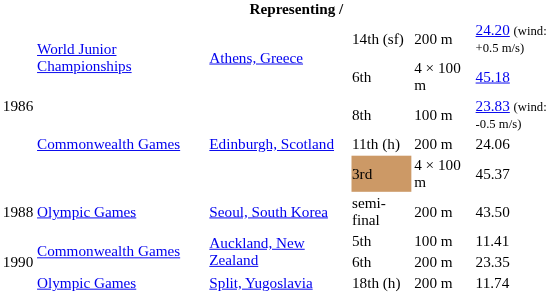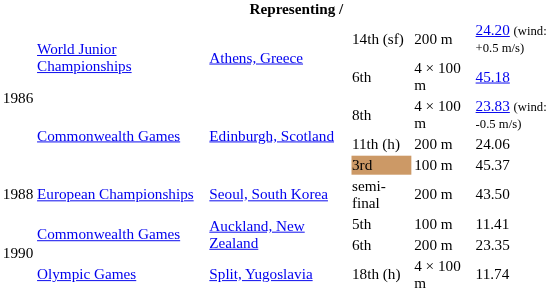(433, 114) 100 m -> (437, 114) 4 × 100 m
(437, 173) 4 × 100 m -> (433, 165) 100 m
(87, 211) Olympic Games -> (115, 194) European Championships
(433, 283) 200 m -> (437, 274) 4 × 100 m
